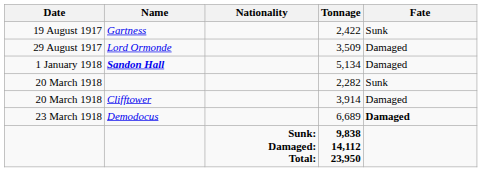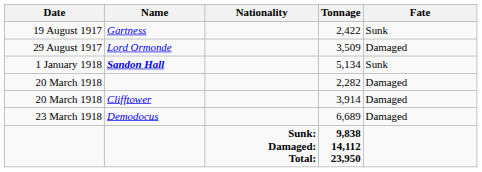(386, 64) Damaged -> (377, 64) Sunk
(377, 82) Sunk -> (386, 82) Damaged
(388, 116) bold -> (386, 116) normal
